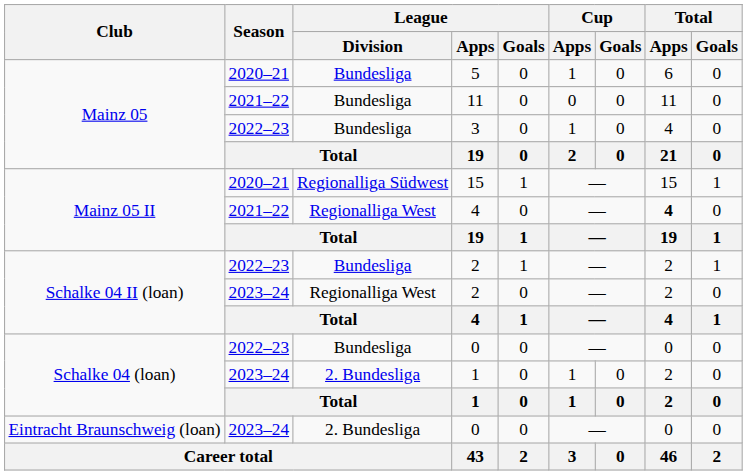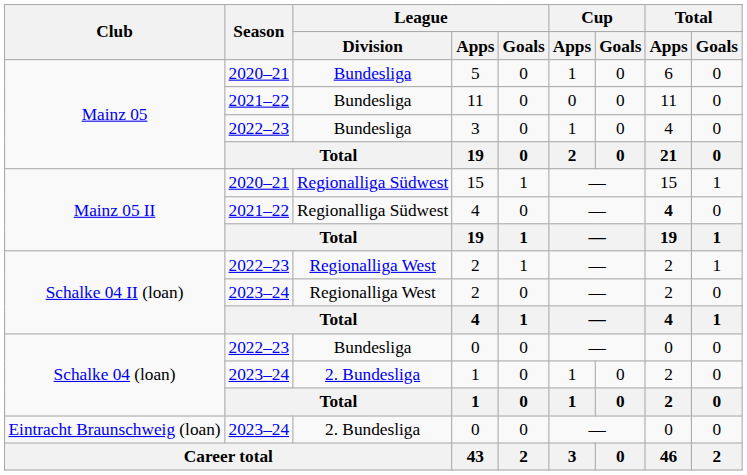(373, 210) Regionalliga West -> (373, 210) Regionalliga Südwest
(373, 264) Bundesliga -> (373, 264) Regionalliga West
